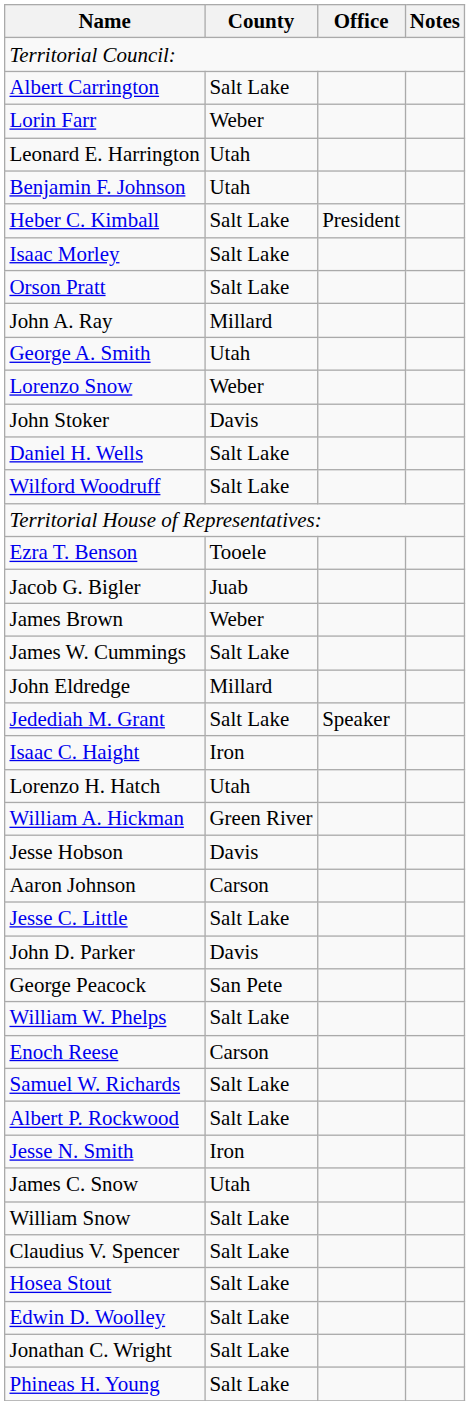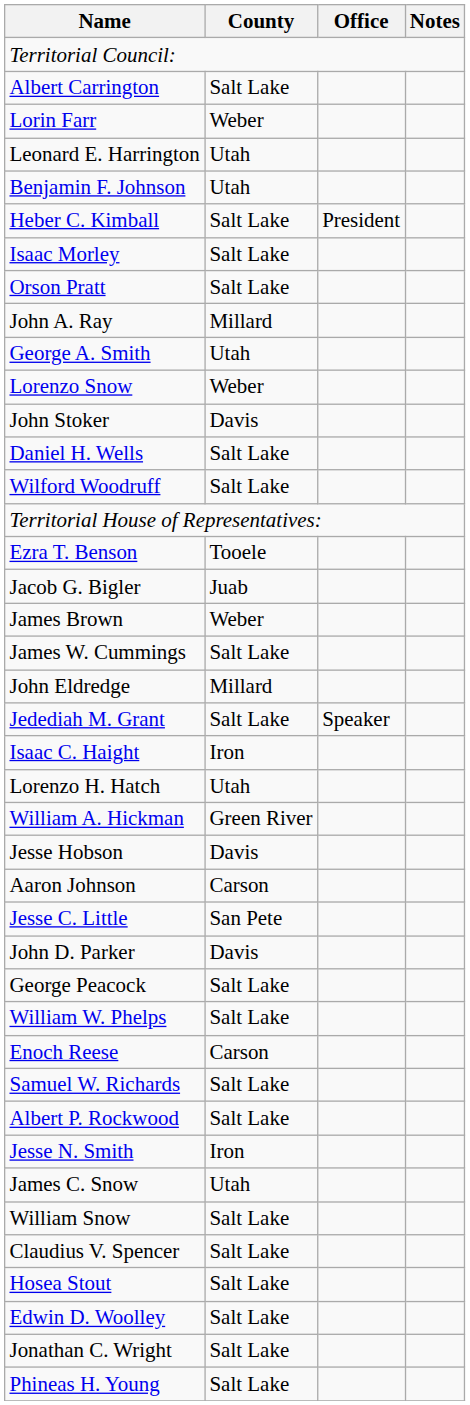(249, 918) Salt Lake -> (246, 918) San Pete
(246, 985) San Pete -> (249, 985) Salt Lake
